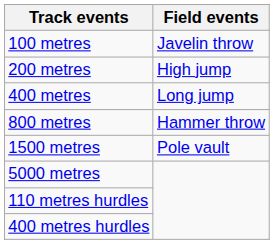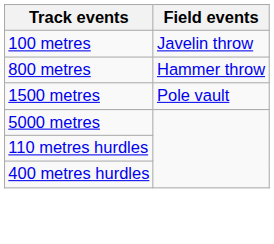- row: (50, 69)
- row: (50, 95)
